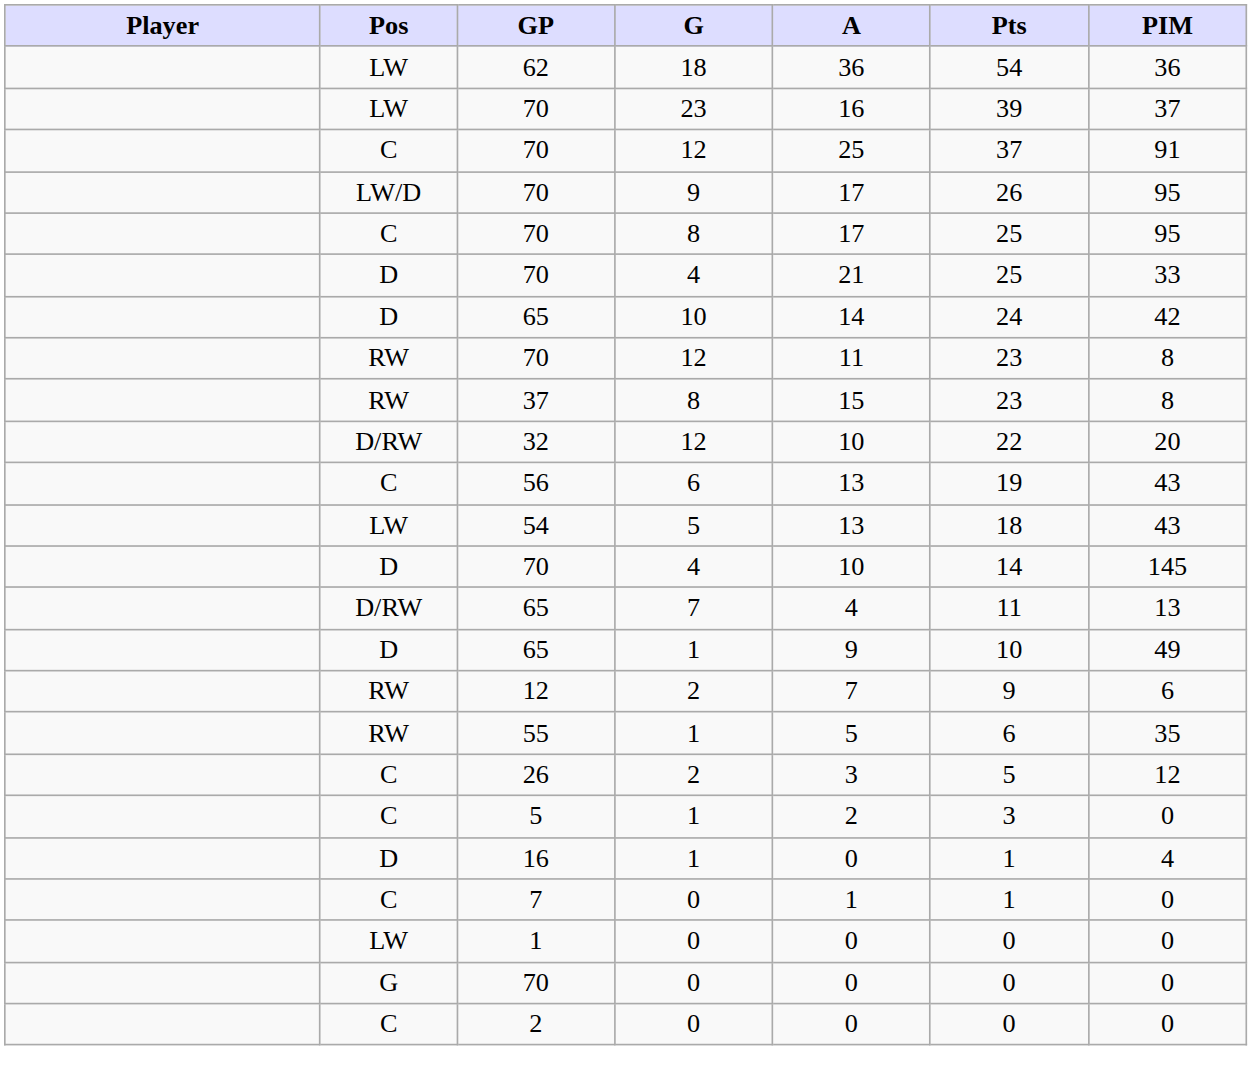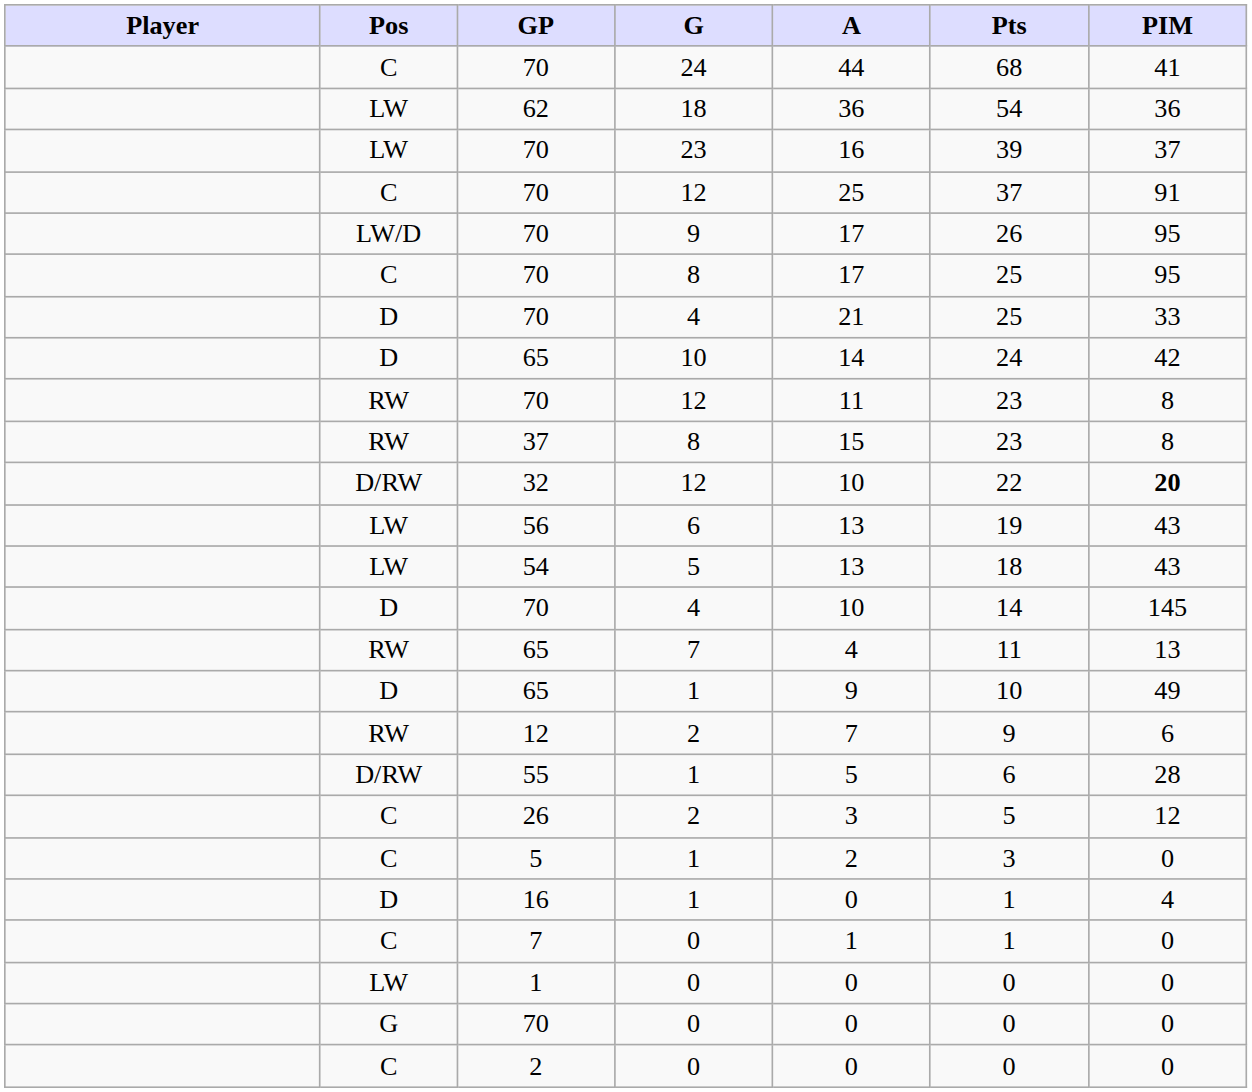+ row: (536, 66)
(1167, 441) normal -> (1167, 483) bold
(389, 483) C -> (389, 524) LW
(389, 607) D/RW -> (389, 649) RW
(389, 732) RW -> (389, 774) D/RW
(1167, 732) 35 -> (1167, 774) 28
